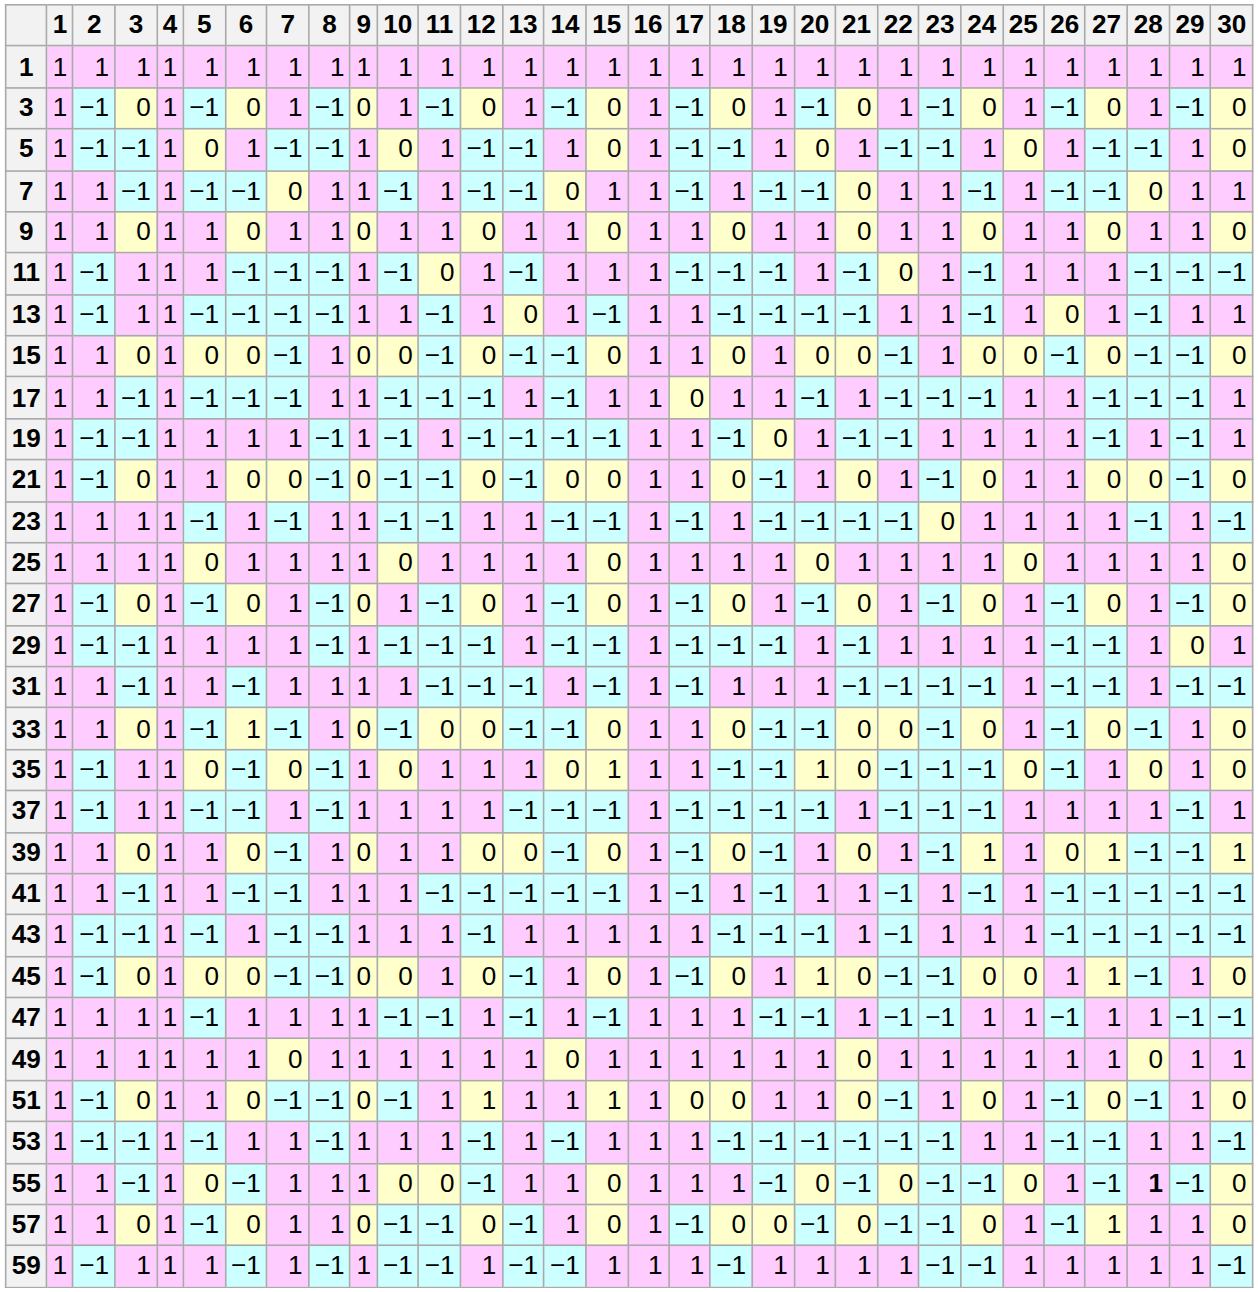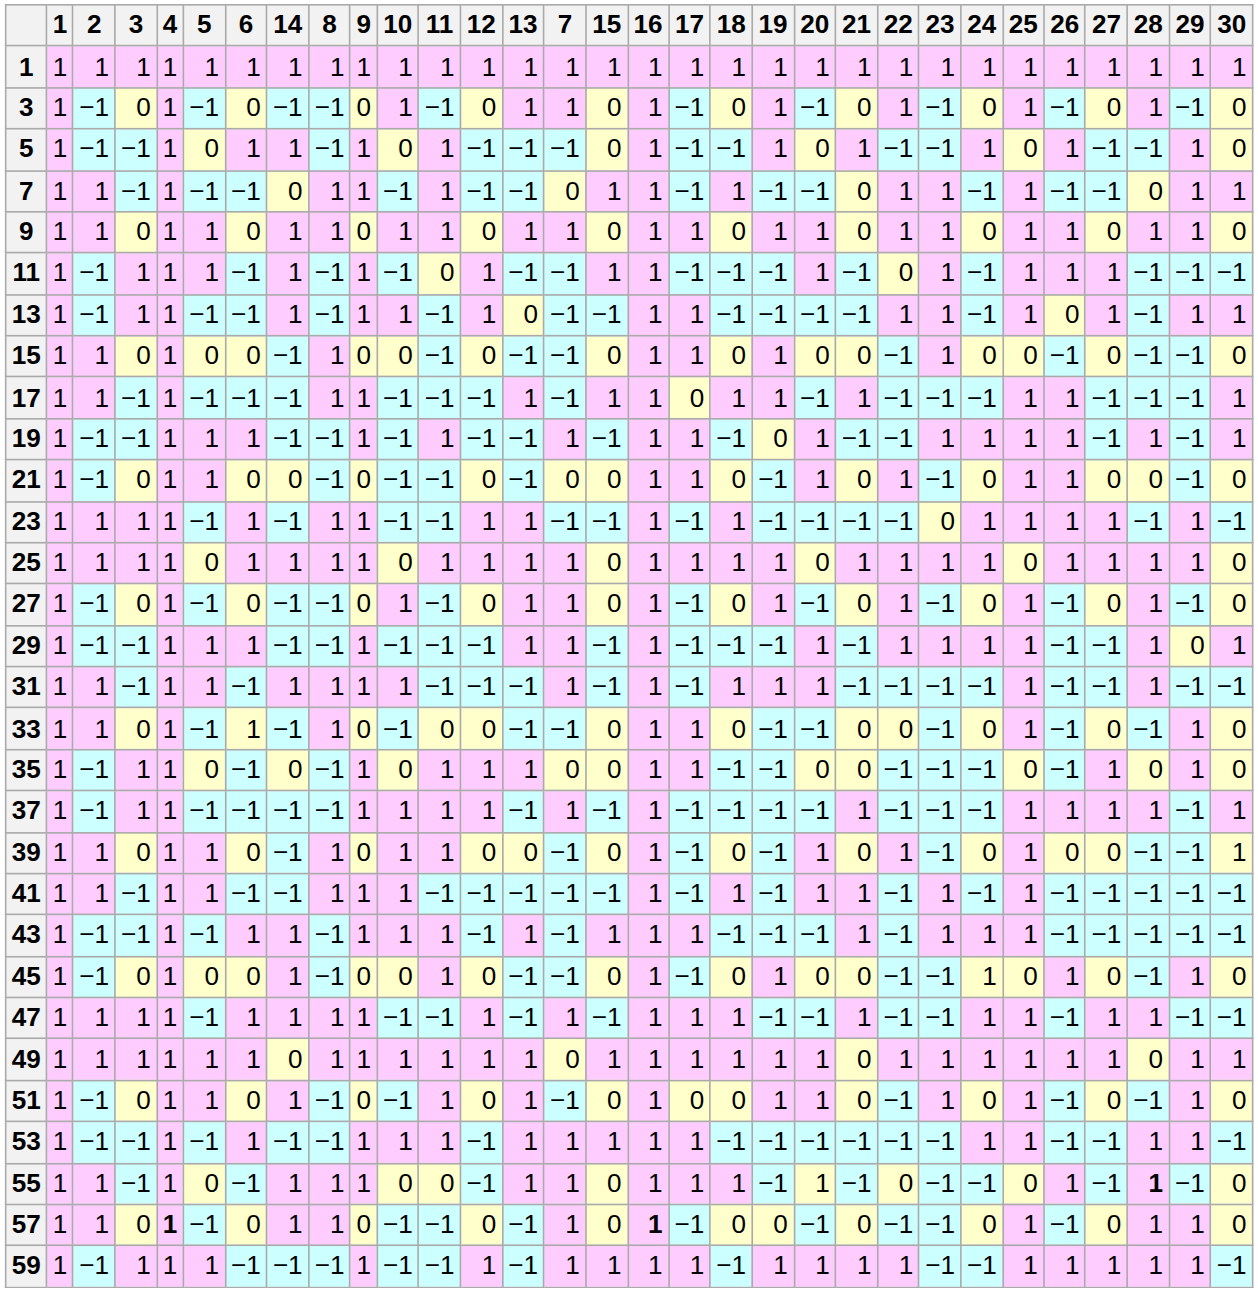columns swapped: (288, 25) <-> (565, 25)
(614, 769) 1 -> (614, 769) 0
(822, 769) 1 -> (822, 769) 0
(989, 852) 1 -> (989, 852) 0
(1114, 852) 1 -> (1114, 852) 0
(822, 976) 1 -> (822, 976) 0
(989, 976) 0 -> (989, 976) 1
(1114, 976) 1 -> (1114, 976) 0
(489, 1100) 1 -> (489, 1100) 0
(614, 1100) 1 -> (614, 1100) 0
(822, 1183) 0 -> (822, 1183) 1
(170, 1224) normal -> (170, 1224) bold
(655, 1224) normal -> (655, 1224) bold
(1114, 1224) 1 -> (1114, 1224) 0
